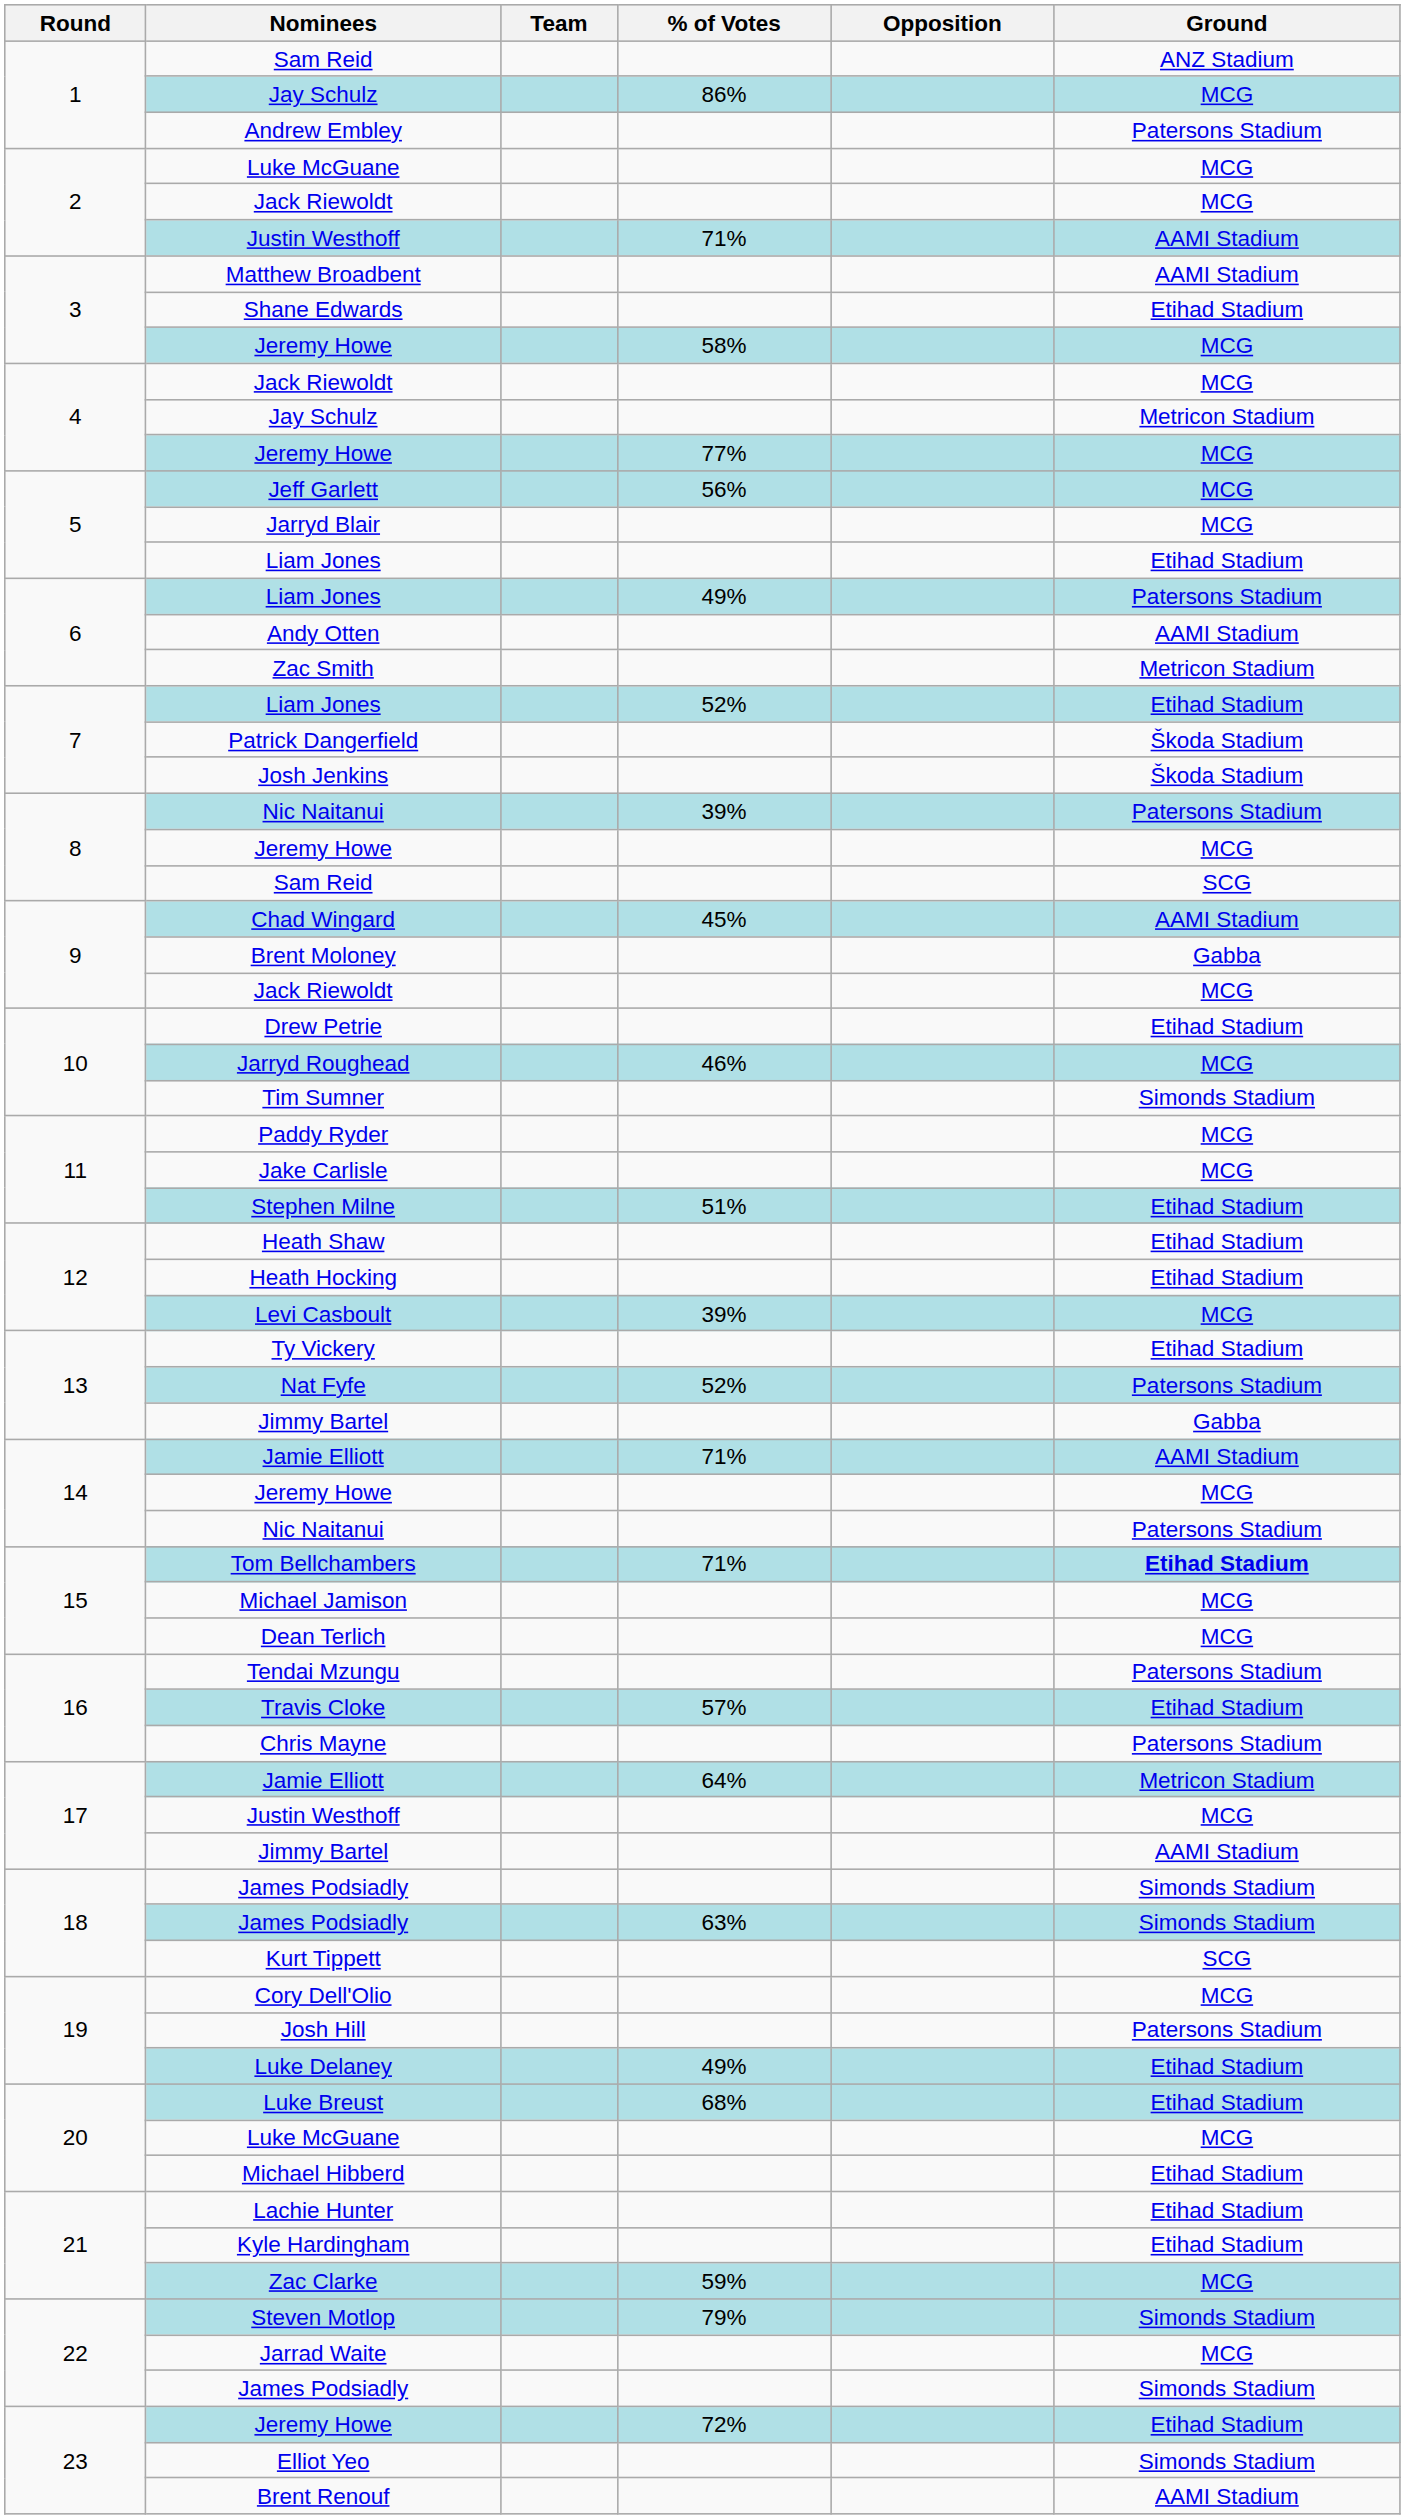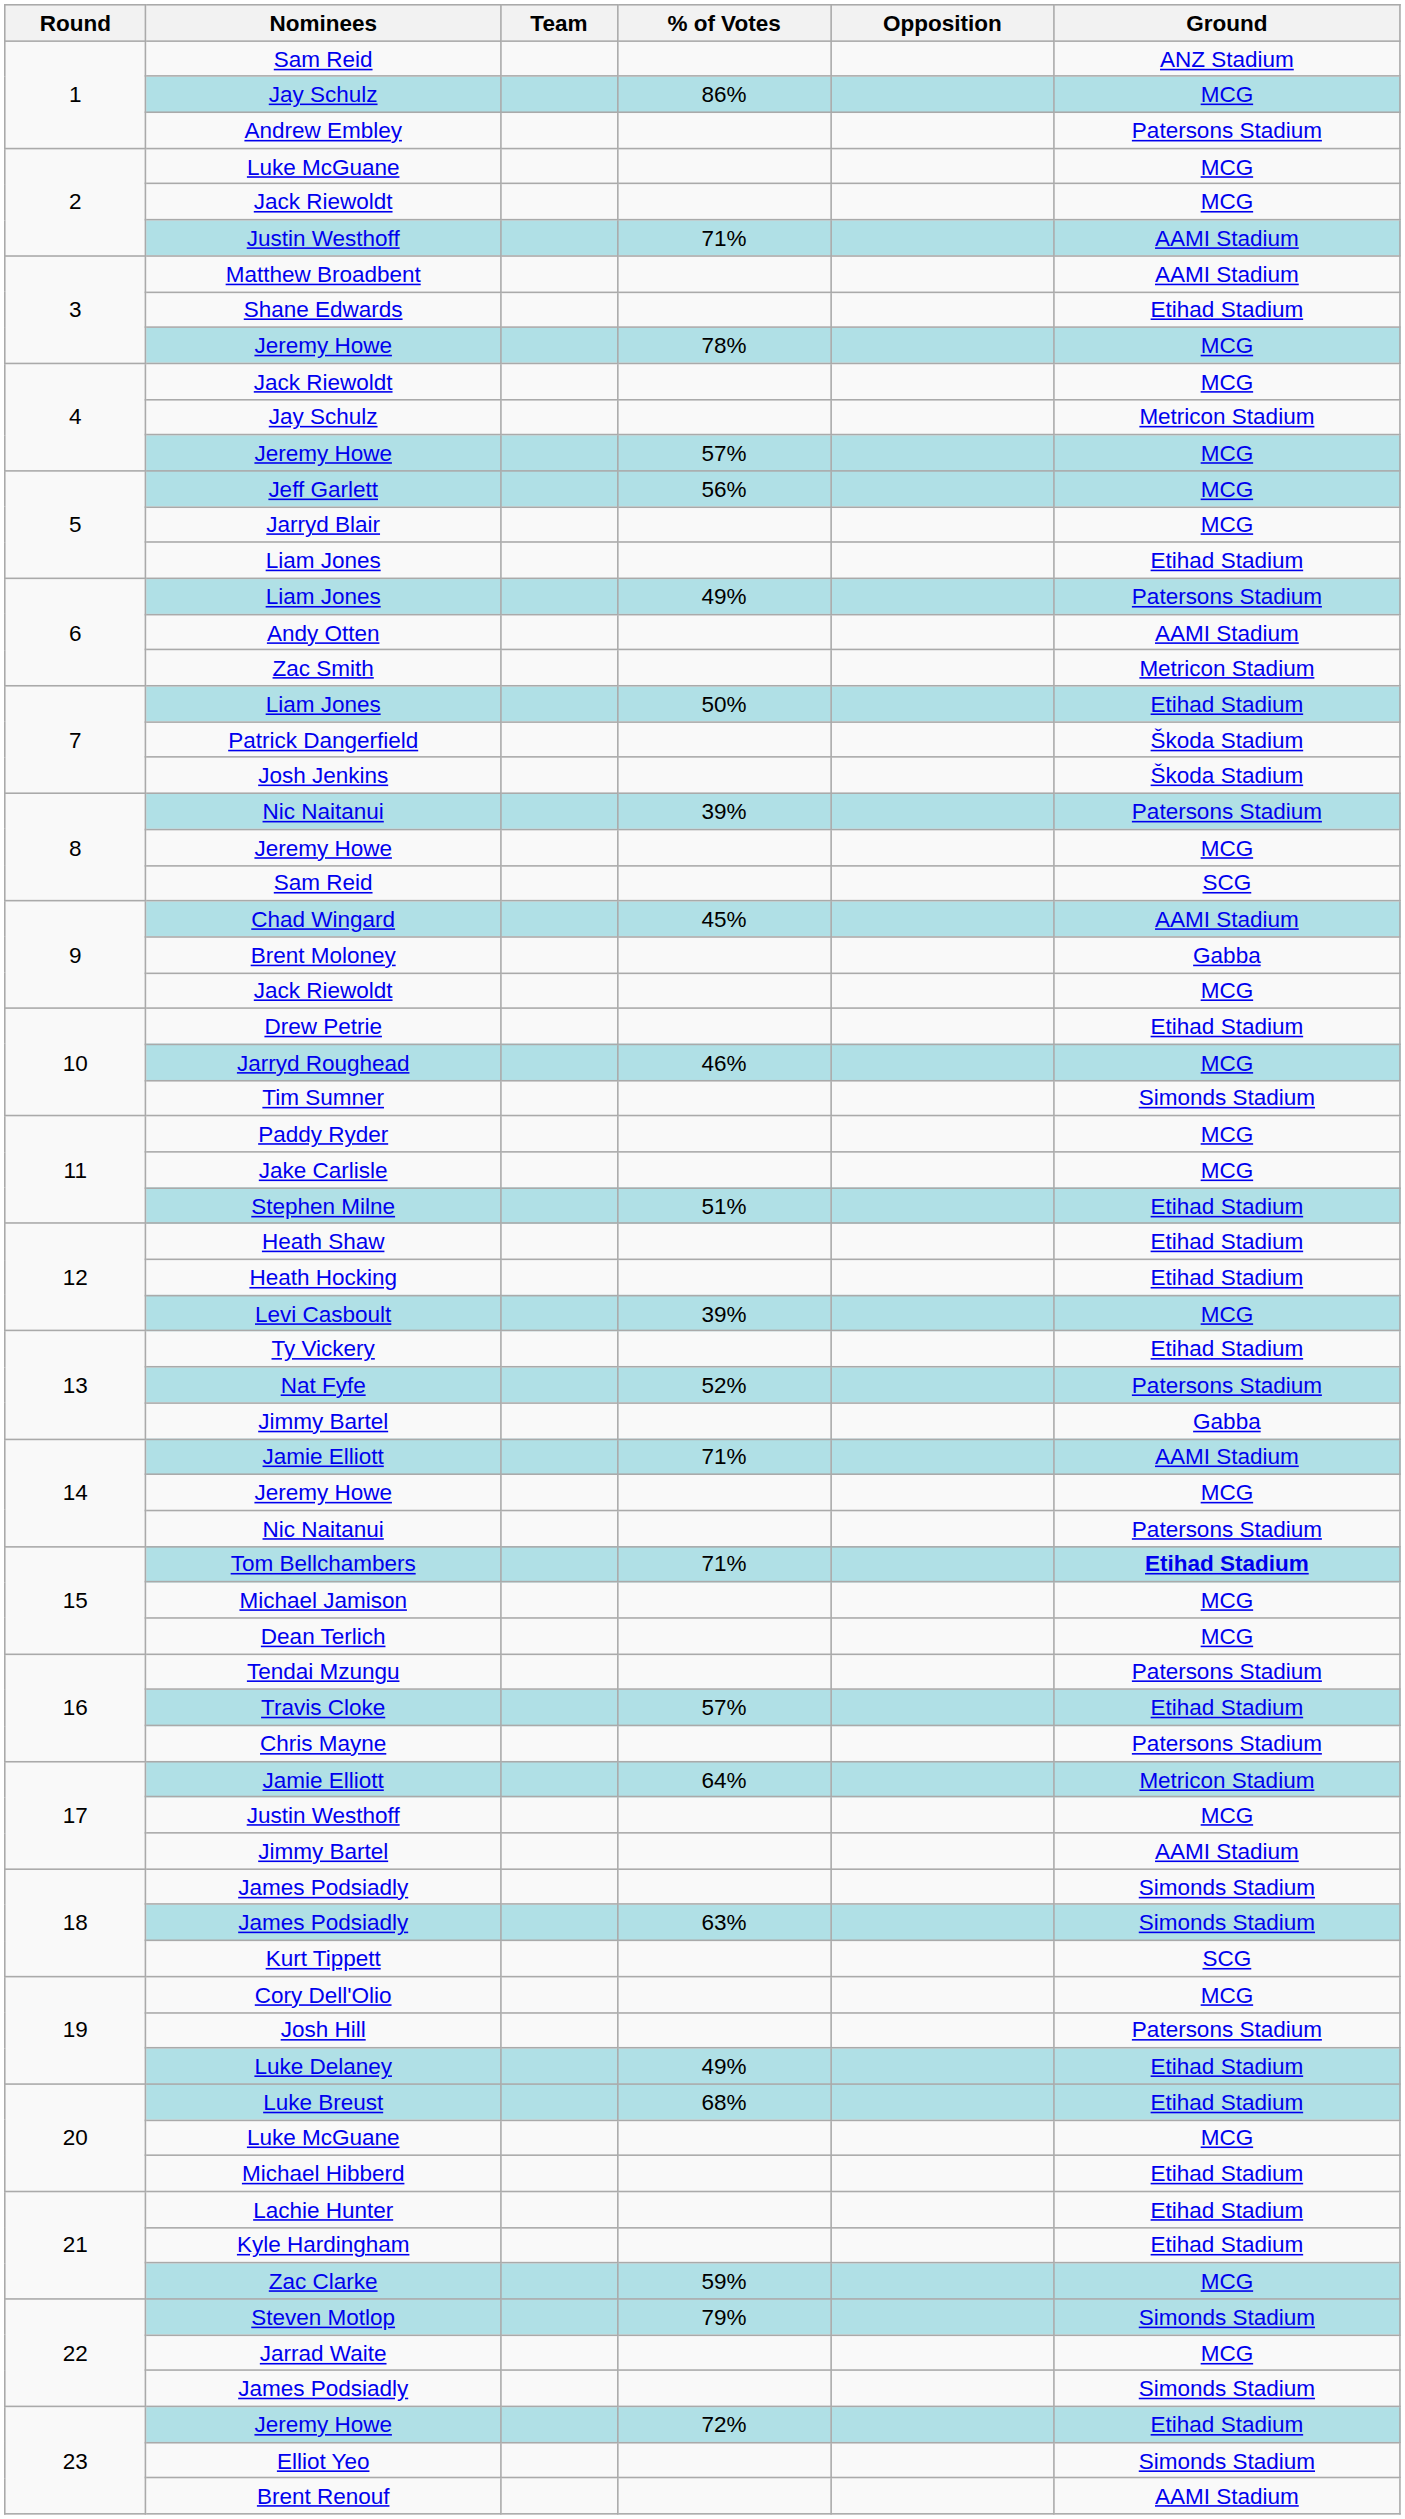(724, 346) 58% -> (724, 346) 78%
(724, 453) 77% -> (724, 453) 57%
(724, 704) 52% -> (724, 704) 50%
